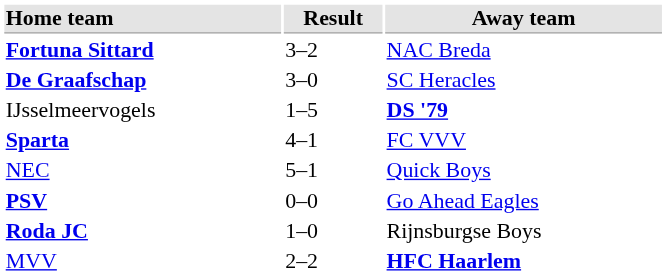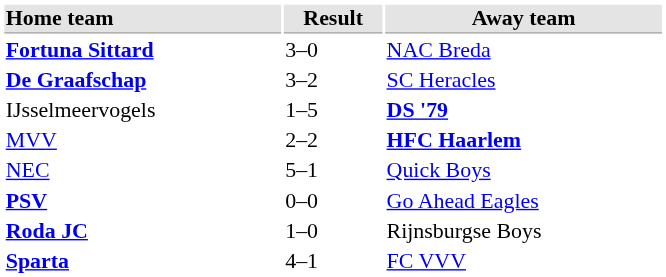(302, 49) 3–2 -> (302, 49) 3–0
(302, 79) 3–0 -> (302, 79) 3–2
rows swapped: (31, 260) <-> (37, 140)
